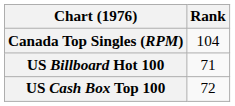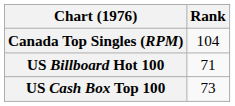(208, 88) 72 -> (208, 88) 73
